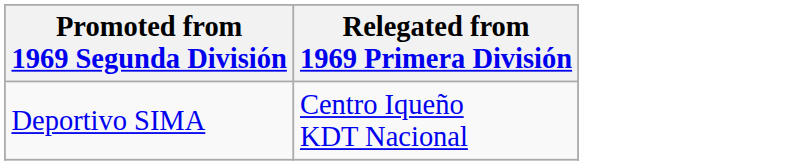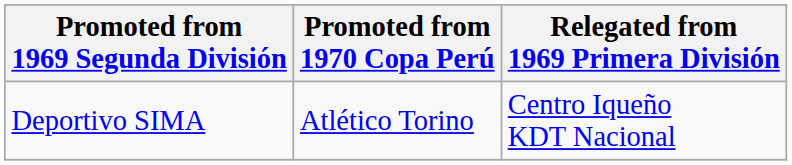+ column: (397, 43)
